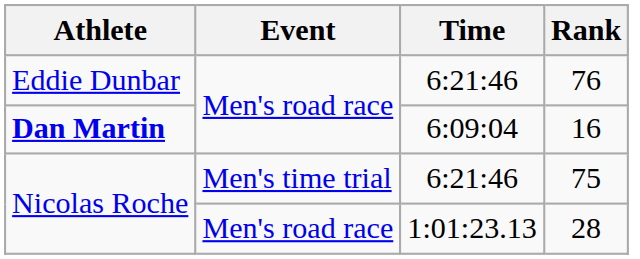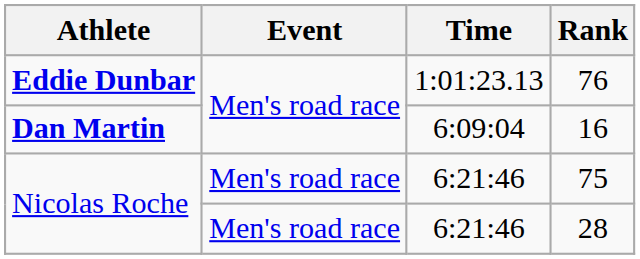(96, 79) normal -> (104, 79) bold
(472, 79) 6:21:46 -> (479, 79) 1:01:23.13
(297, 178) Men's time trial -> (305, 178) Men's road race
(472, 228) 1:01:23.13 -> (479, 228) 6:21:46
